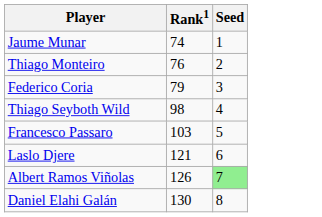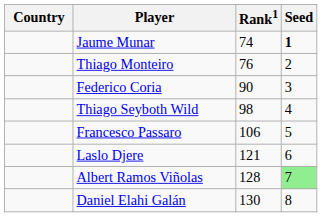+ column: (39, 17)
(219, 42) normal -> (288, 42) bold
(177, 87) 79 -> (246, 87) 90
(181, 132) 103 -> (250, 132) 106
(181, 177) 126 -> (250, 177) 128
